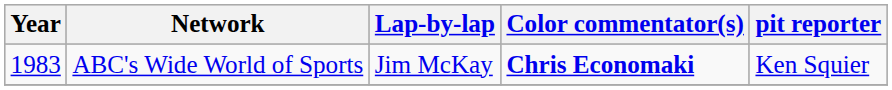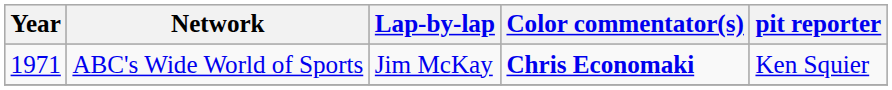(36, 64) 1983 -> (36, 64) 1971
